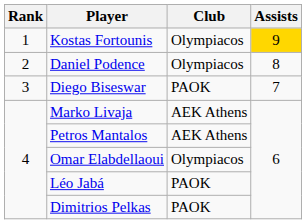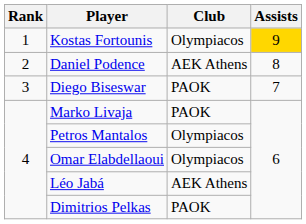(207, 64) Olympiacos -> (209, 64) AEK Athens
(209, 111) AEK Athens -> (191, 111) PAOK
(209, 135) AEK Athens -> (207, 135) Olympiacos
(191, 183) PAOK -> (209, 183) AEK Athens
